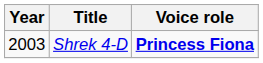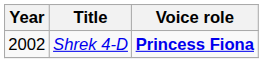(27, 44) 2003 -> (27, 44) 2002
